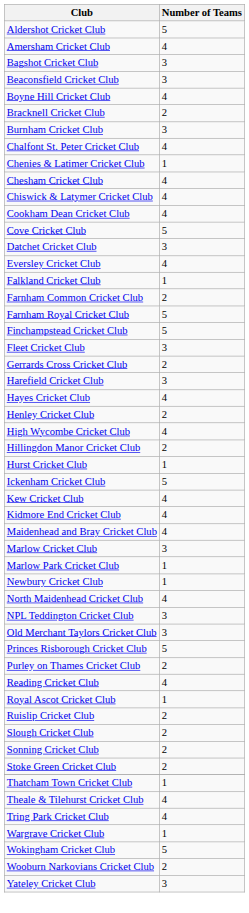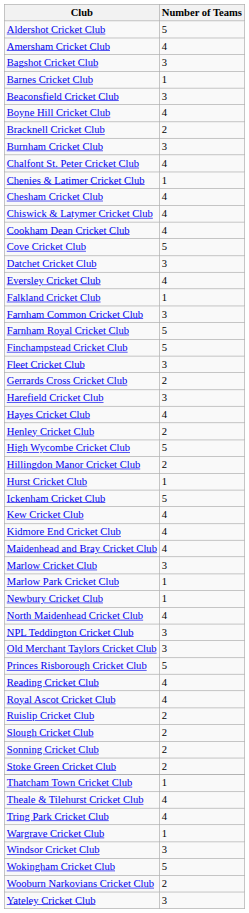+ row: (50, 79)
(164, 297) 2 -> (164, 314) 3
(164, 431) 4 -> (164, 448) 5
- row: (74, 666)
(164, 699) 1 -> (164, 699) 4
+ row: (53, 850)
